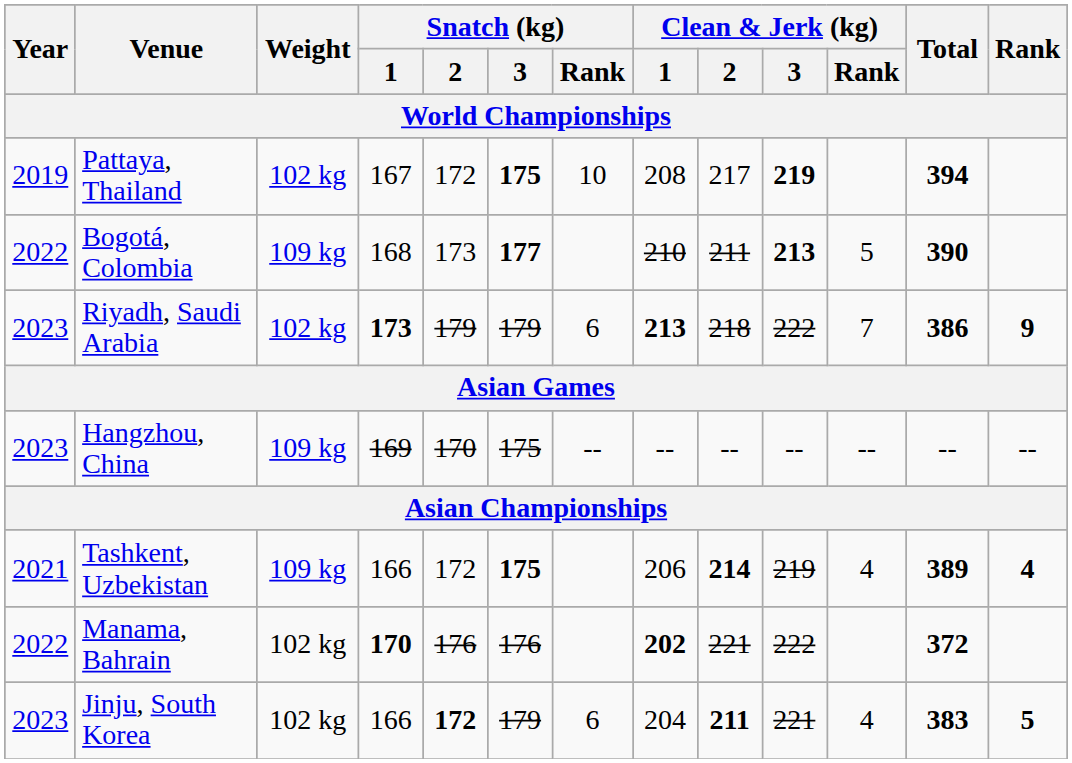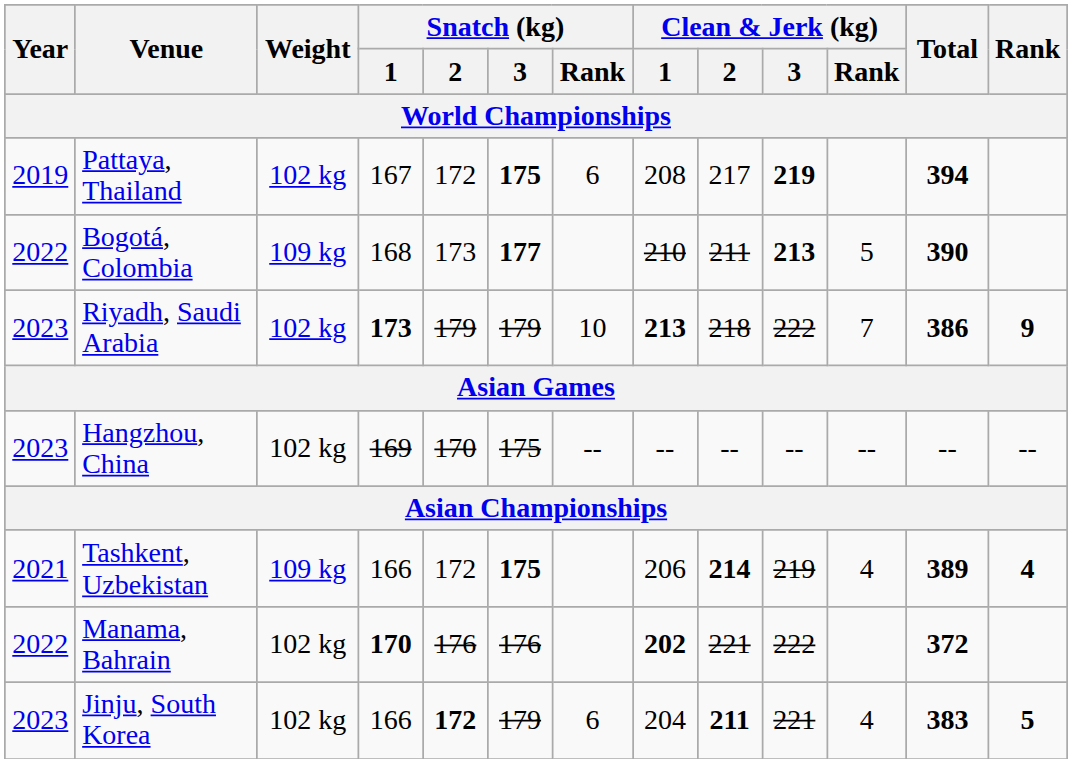(592, 175) 10 -> (592, 175) 6
(592, 327) 6 -> (592, 327) 10
(308, 447) 109 kg -> (308, 447) 102 kg
